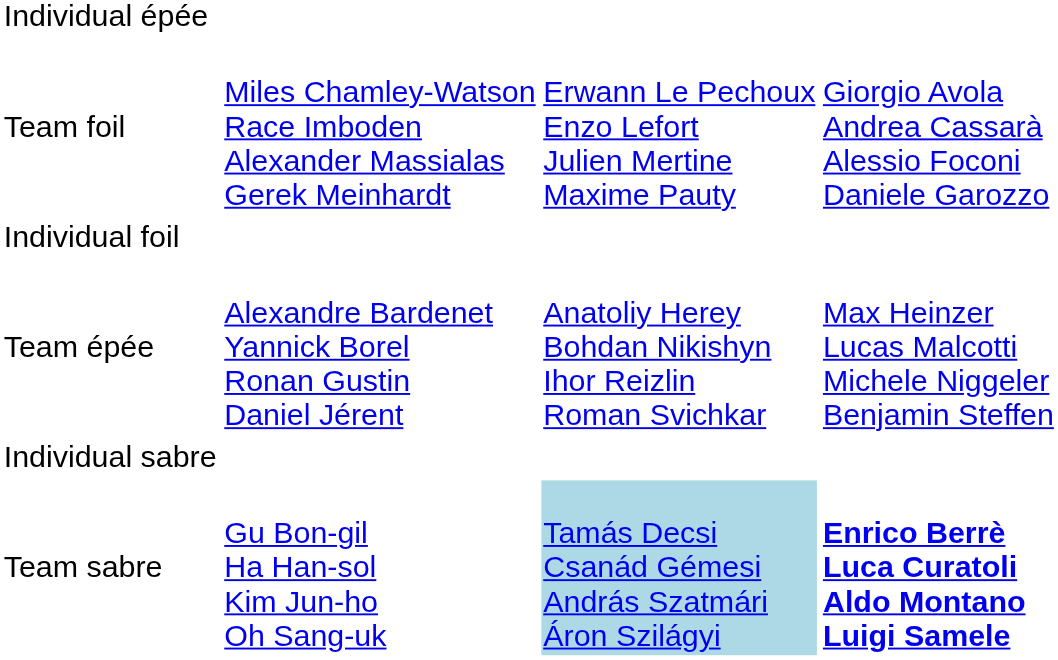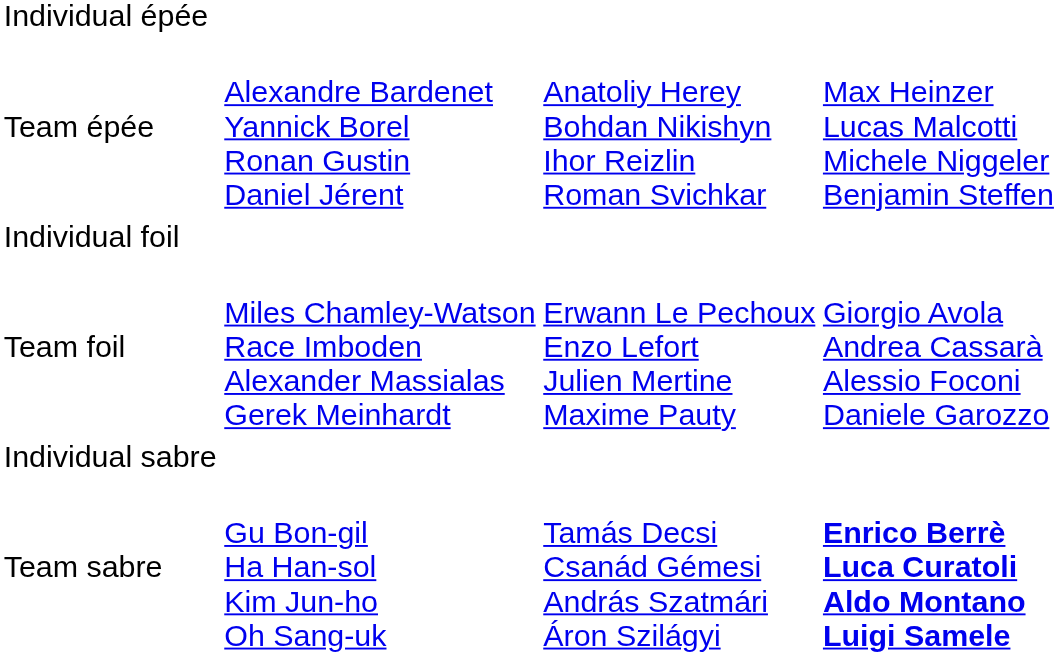rows swapped: (79, 346) <-> (65, 126)
(656, 584) lightblue background -> (656, 584) no background
